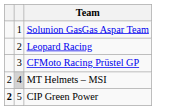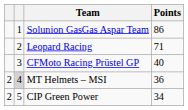+ column: (167, 12)
(9, 96) bold -> (9, 96) normal
